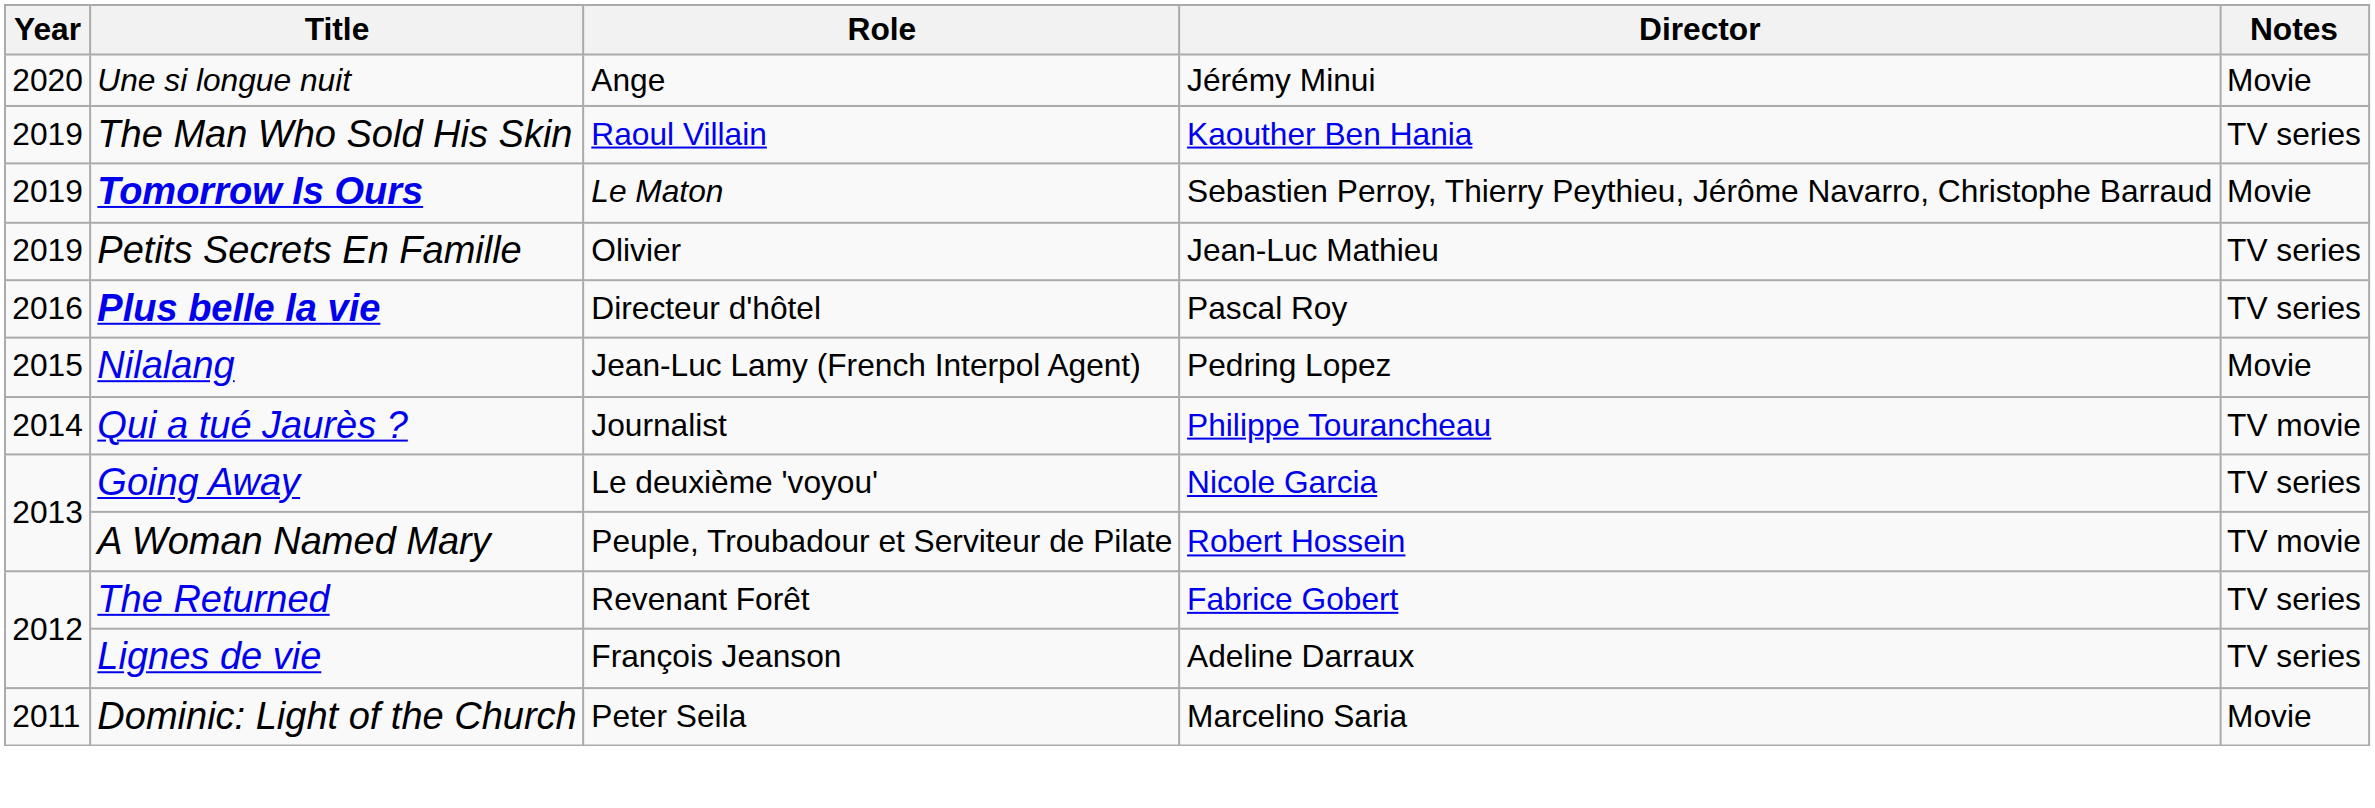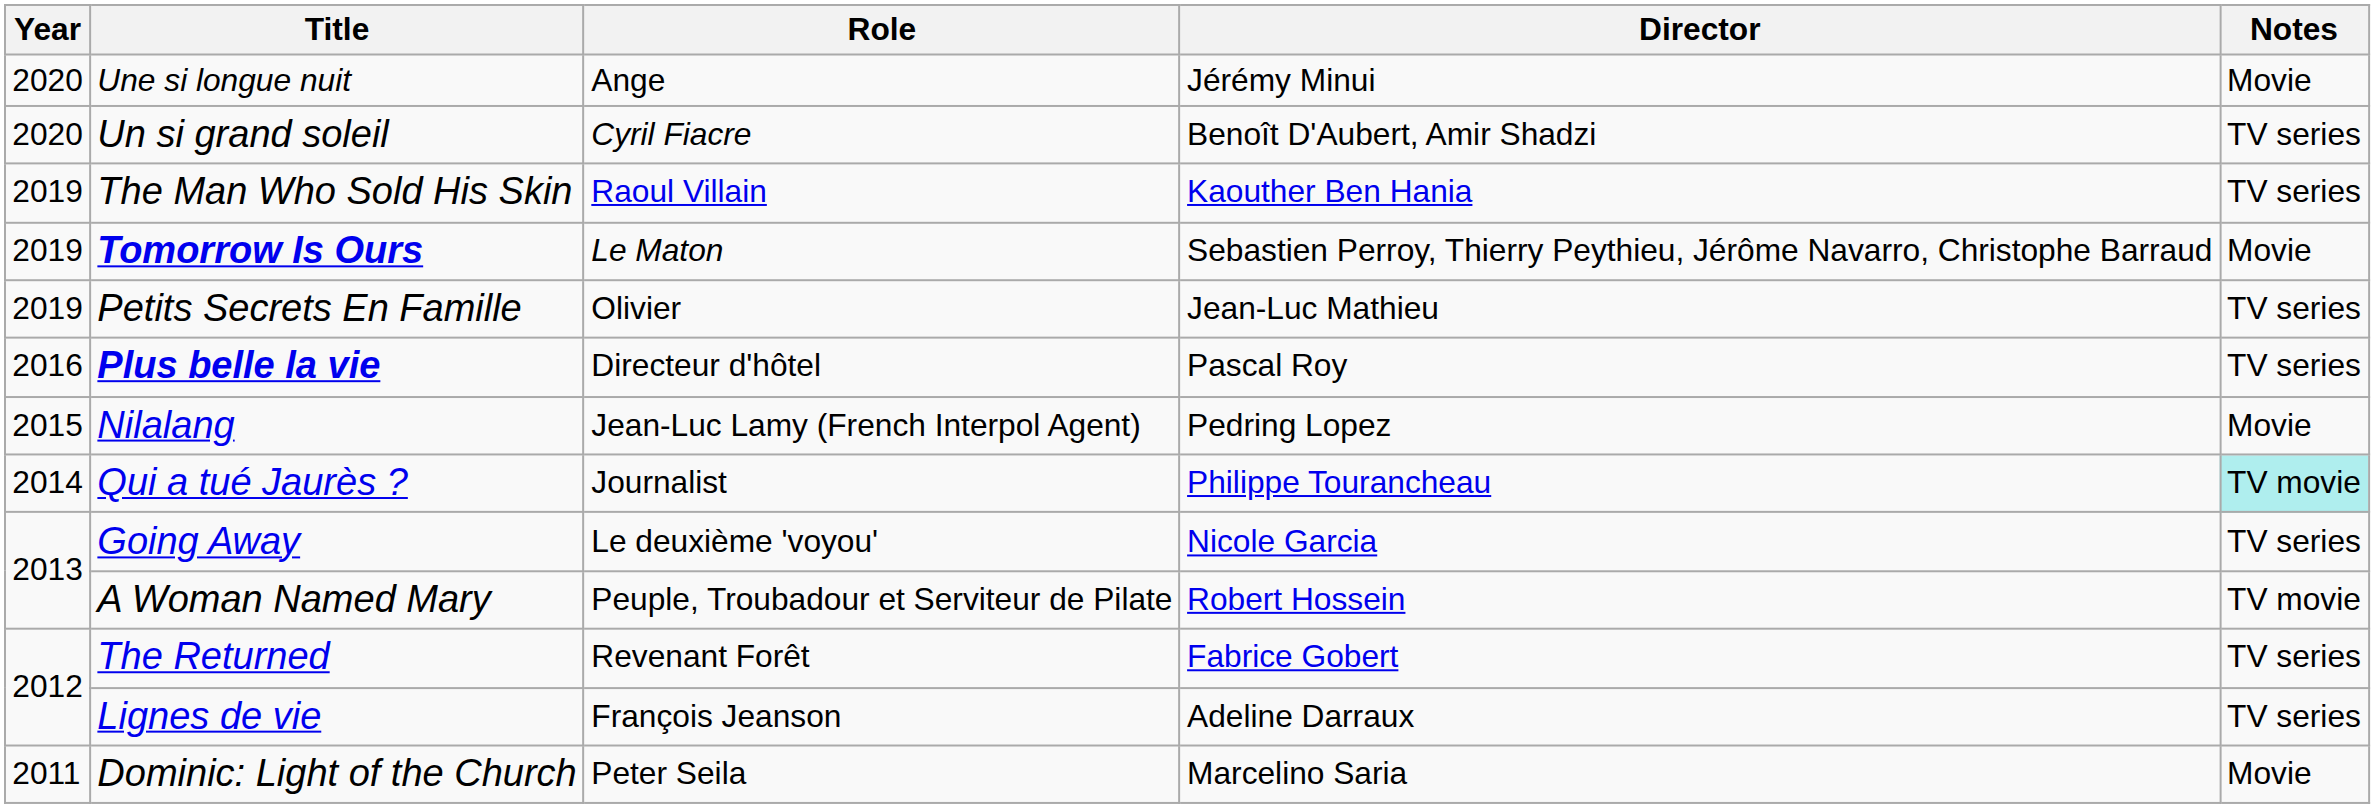+ row: (243, 134)
(2294, 424) no background -> (2294, 483) paleturquoise background
